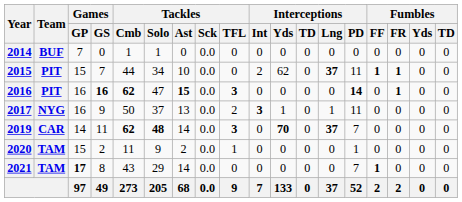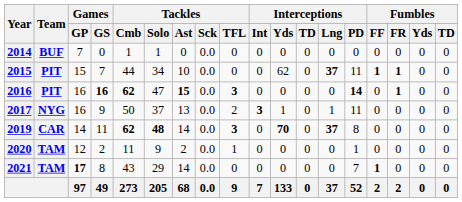(260, 71) 2 -> (260, 71) 0
(356, 129) 7 -> (356, 129) 8
(80, 149) 15 -> (80, 149) 12
